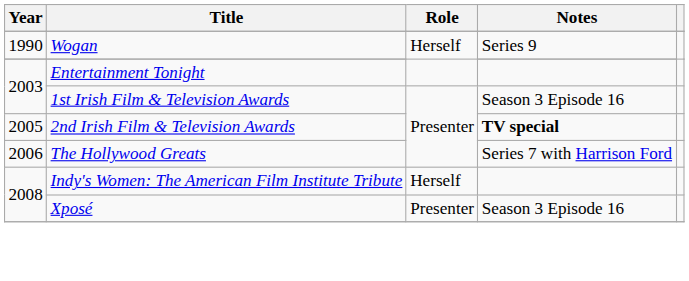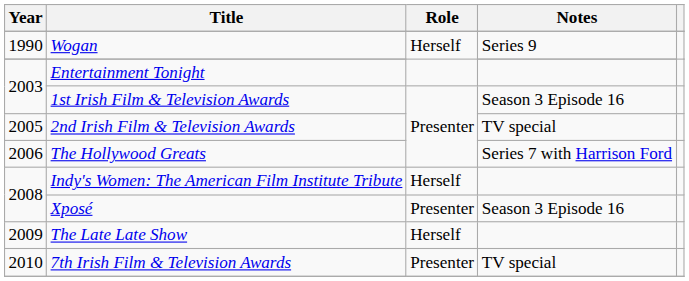(520, 126) bold -> (519, 126) normal
+ row: (119, 235)
+ row: (171, 262)
